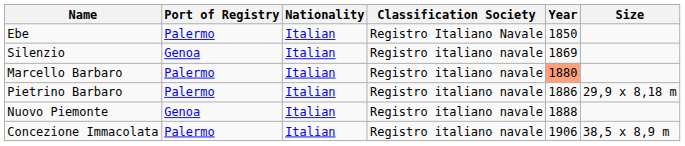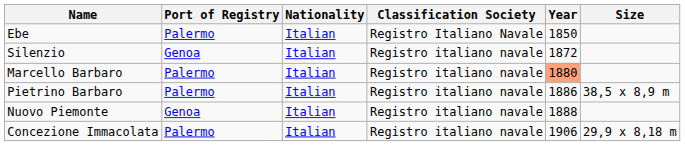(563, 53) 1869 -> (563, 53) 1872
(630, 92) 29,9 x 8,18 m -> (626, 92) 38,5 x 8,9 m
(626, 131) 38,5 x 8,9 m -> (630, 131) 29,9 x 8,18 m
